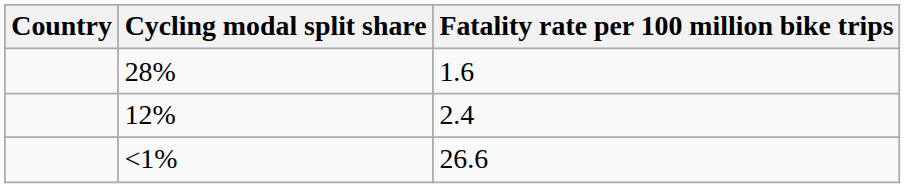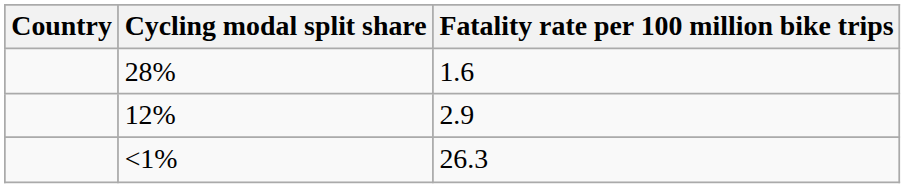(457, 114) 2.4 -> (457, 114) 2.9
(464, 159) 26.6 -> (464, 159) 26.3
